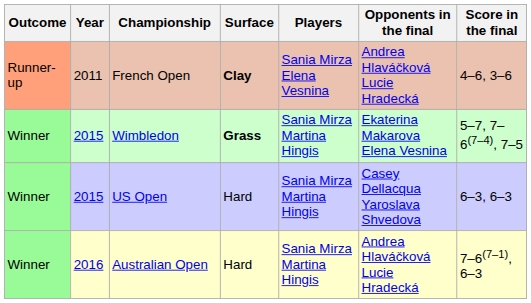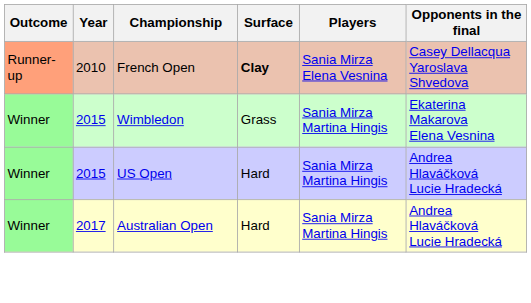- column: (492, 22)
(88, 75) 2011 -> (91, 67) 2010
(396, 75) Andrea Hlaváčková Lucie Hradecká -> (460, 67) Casey Dellacqua Yaroslava Shvedova
(242, 135) bold -> (259, 120) normal
(391, 195) Casey Dellacqua Yaroslava Shvedova -> (456, 172) Andrea Hlaváčková Lucie Hradecká
(89, 264) 2016 -> (91, 225) 2017
